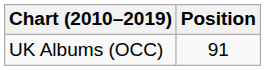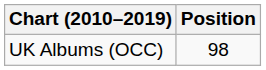(218, 49) 91 -> (218, 49) 98
